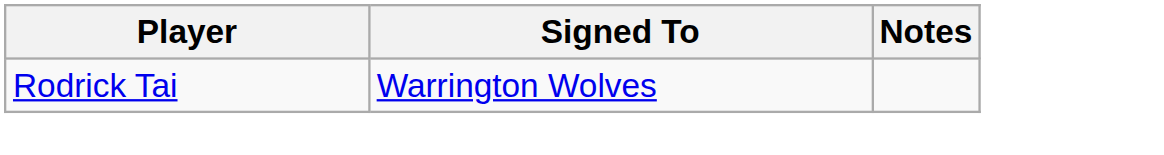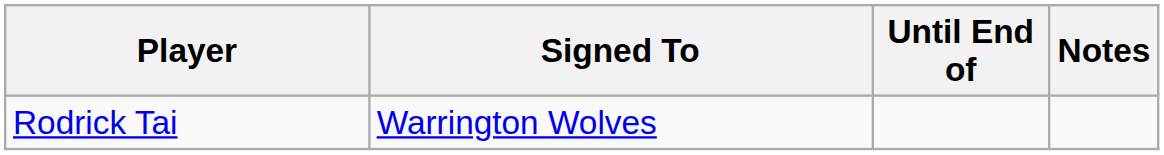+ column: (961, 51)
